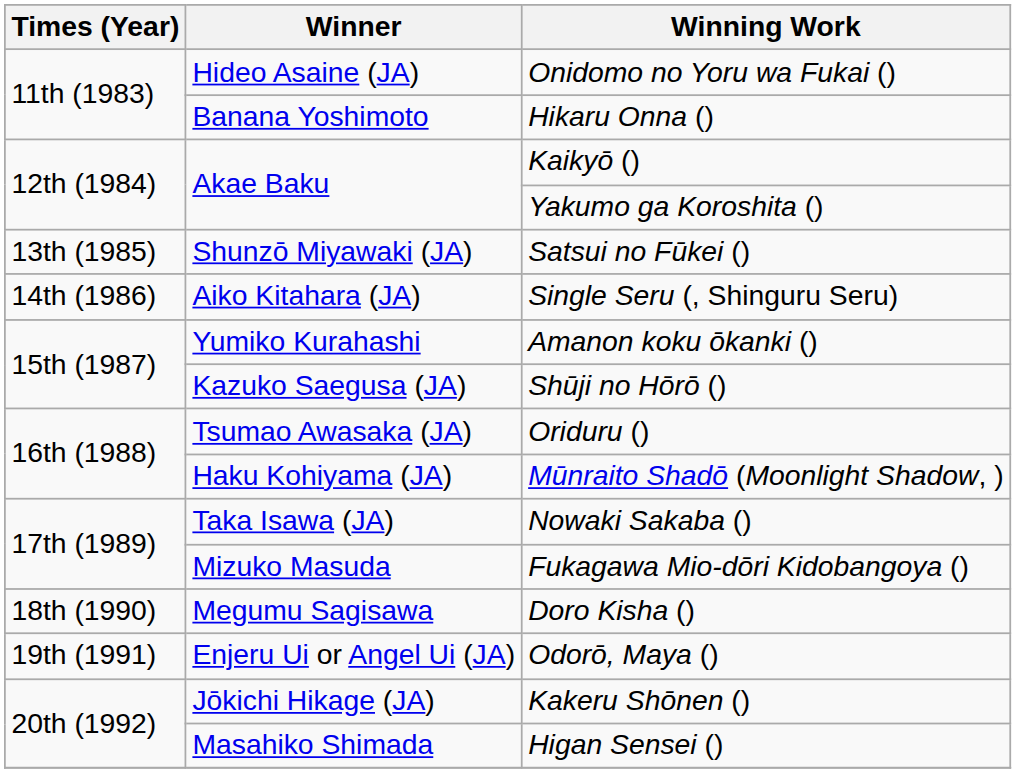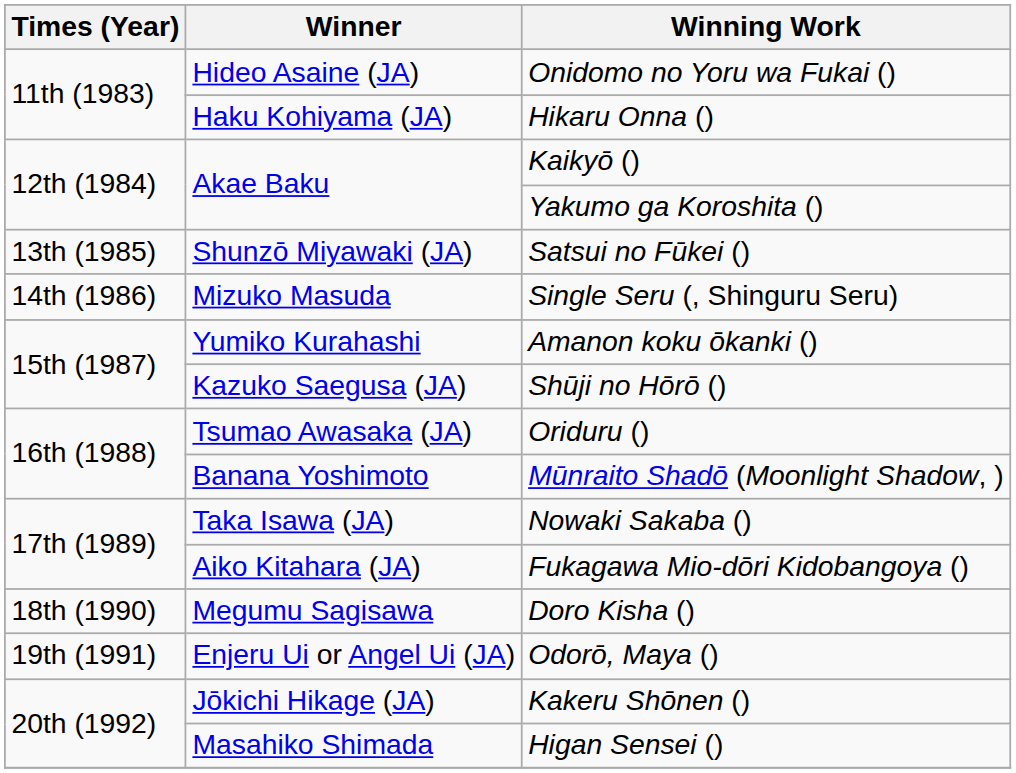(311, 116) Banana Yoshimoto -> (322, 116) Haku Kohiyama (JA)
(307, 296) Aiko Kitahara (JA) -> (292, 296) Mizuko Masuda
(322, 476) Haku Kohiyama (JA) -> (311, 476) Banana Yoshimoto
(292, 565) Mizuko Masuda -> (307, 565) Aiko Kitahara (JA)
